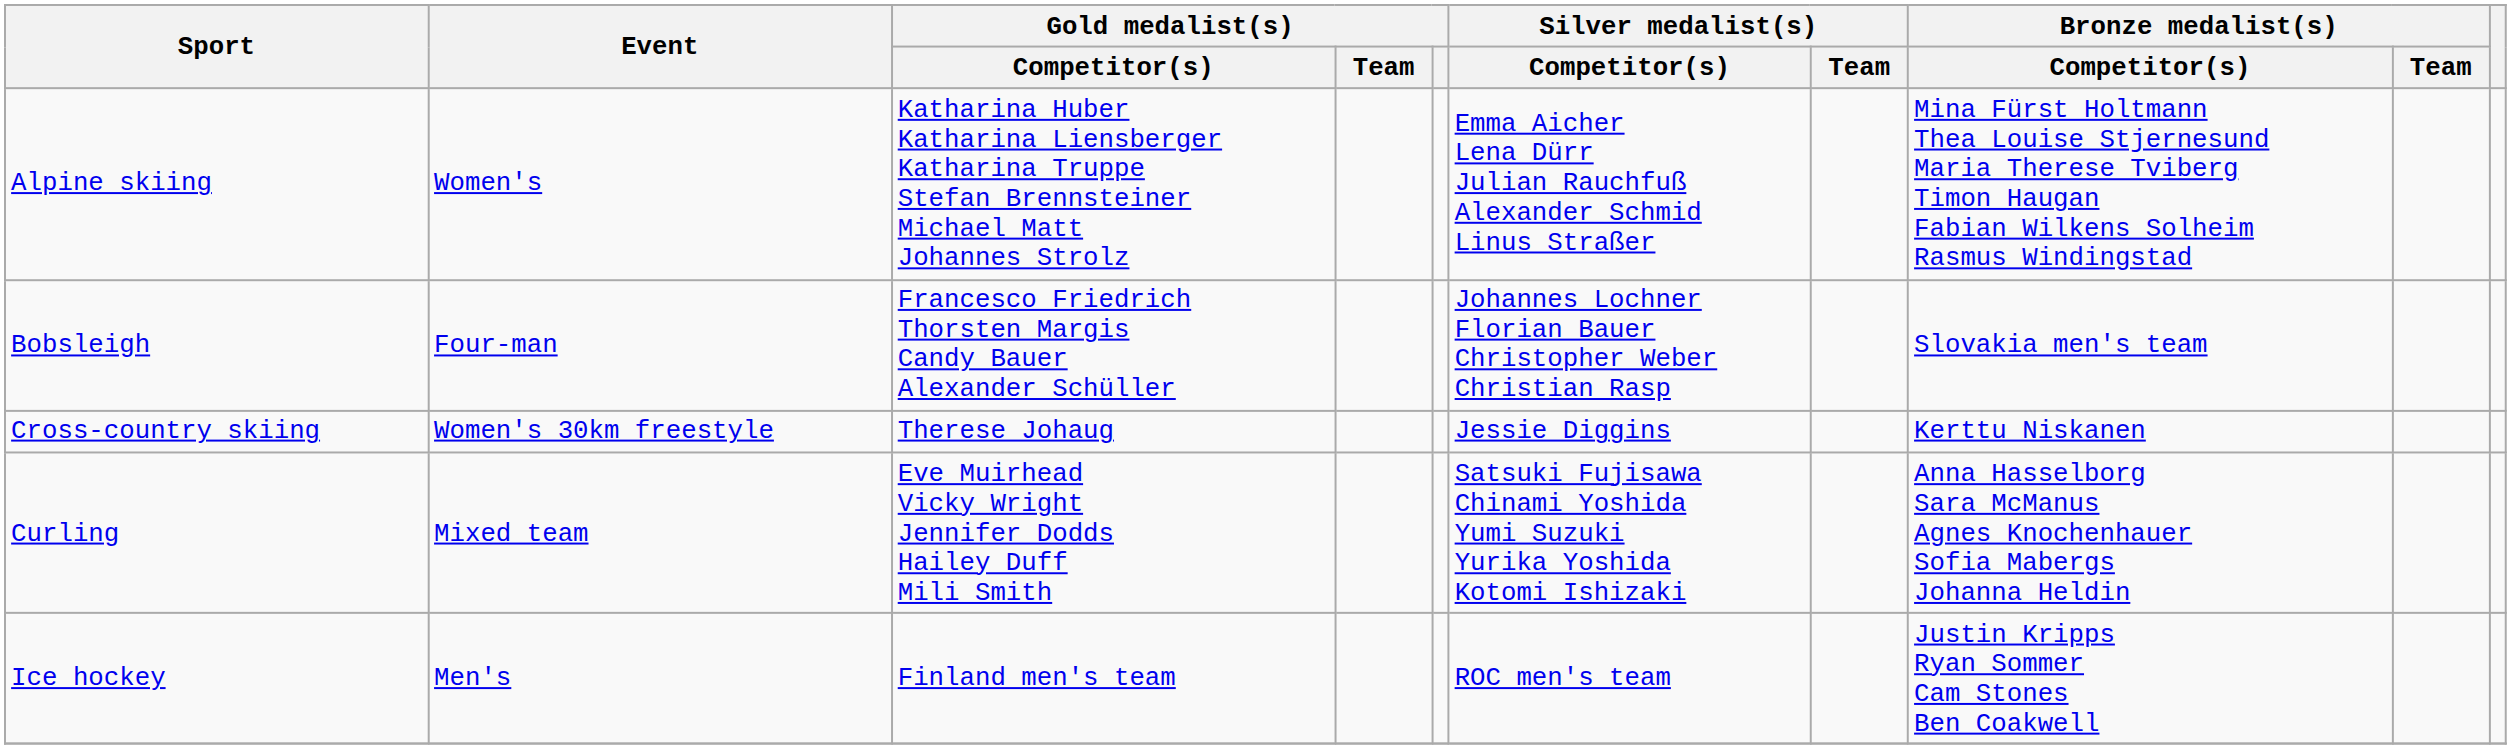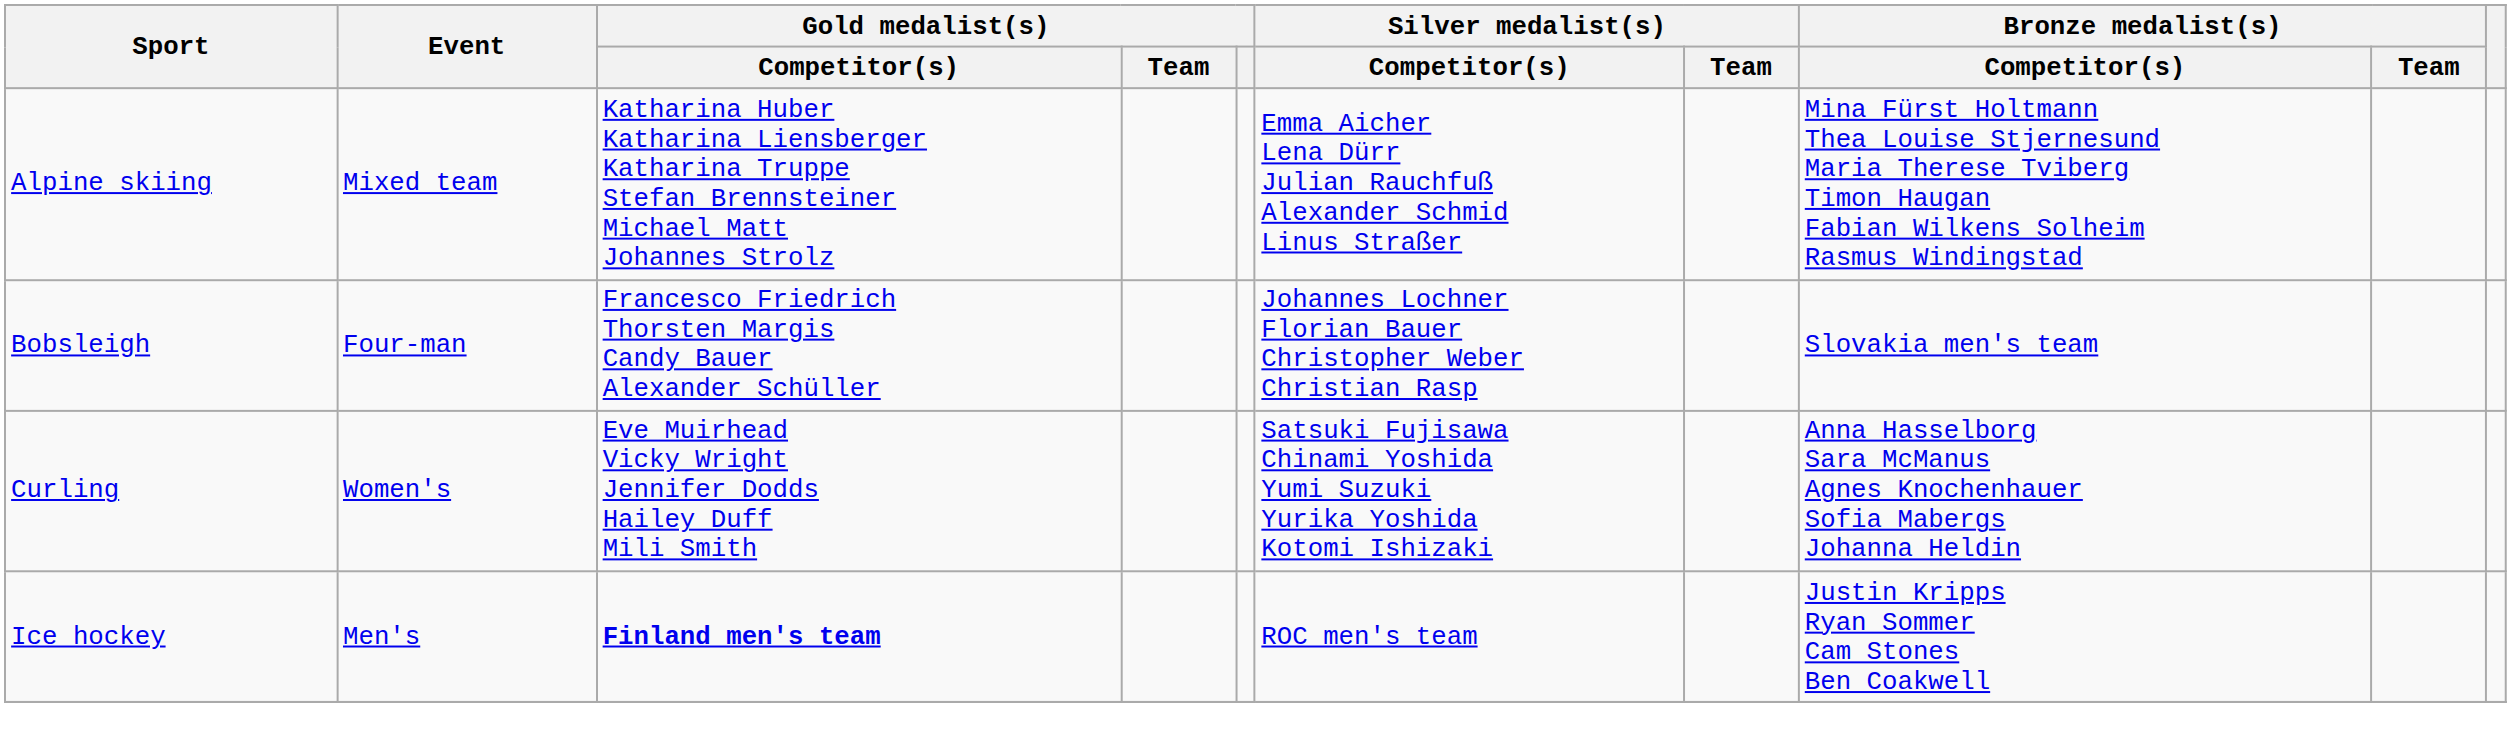(488, 184) Women's -> (420, 184) Mixed team
- row: (166, 431)
(511, 533) Mixed team -> (397, 491) Women's
(1037, 679) normal -> (742, 637) bold
